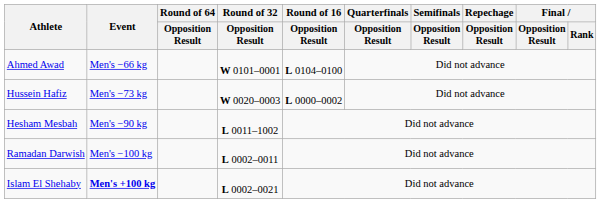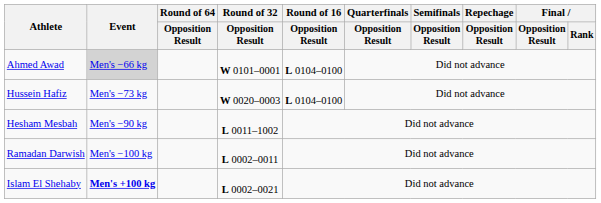(118, 65) no background -> (118, 65) lightgrey background
(314, 101) L 0000–0002 -> (314, 101) L 0104–0100
